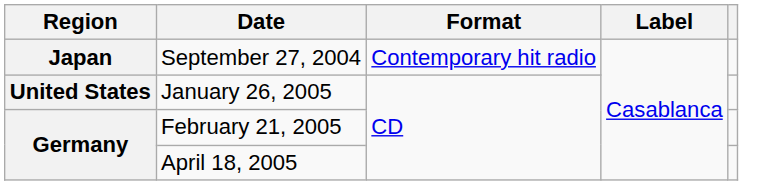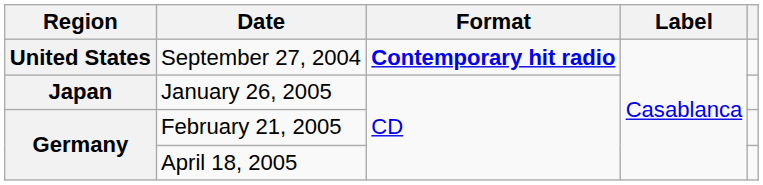(80, 57) Japan -> (80, 57) United States
(484, 57) normal -> (493, 57) bold
(80, 92) United States -> (80, 92) Japan
